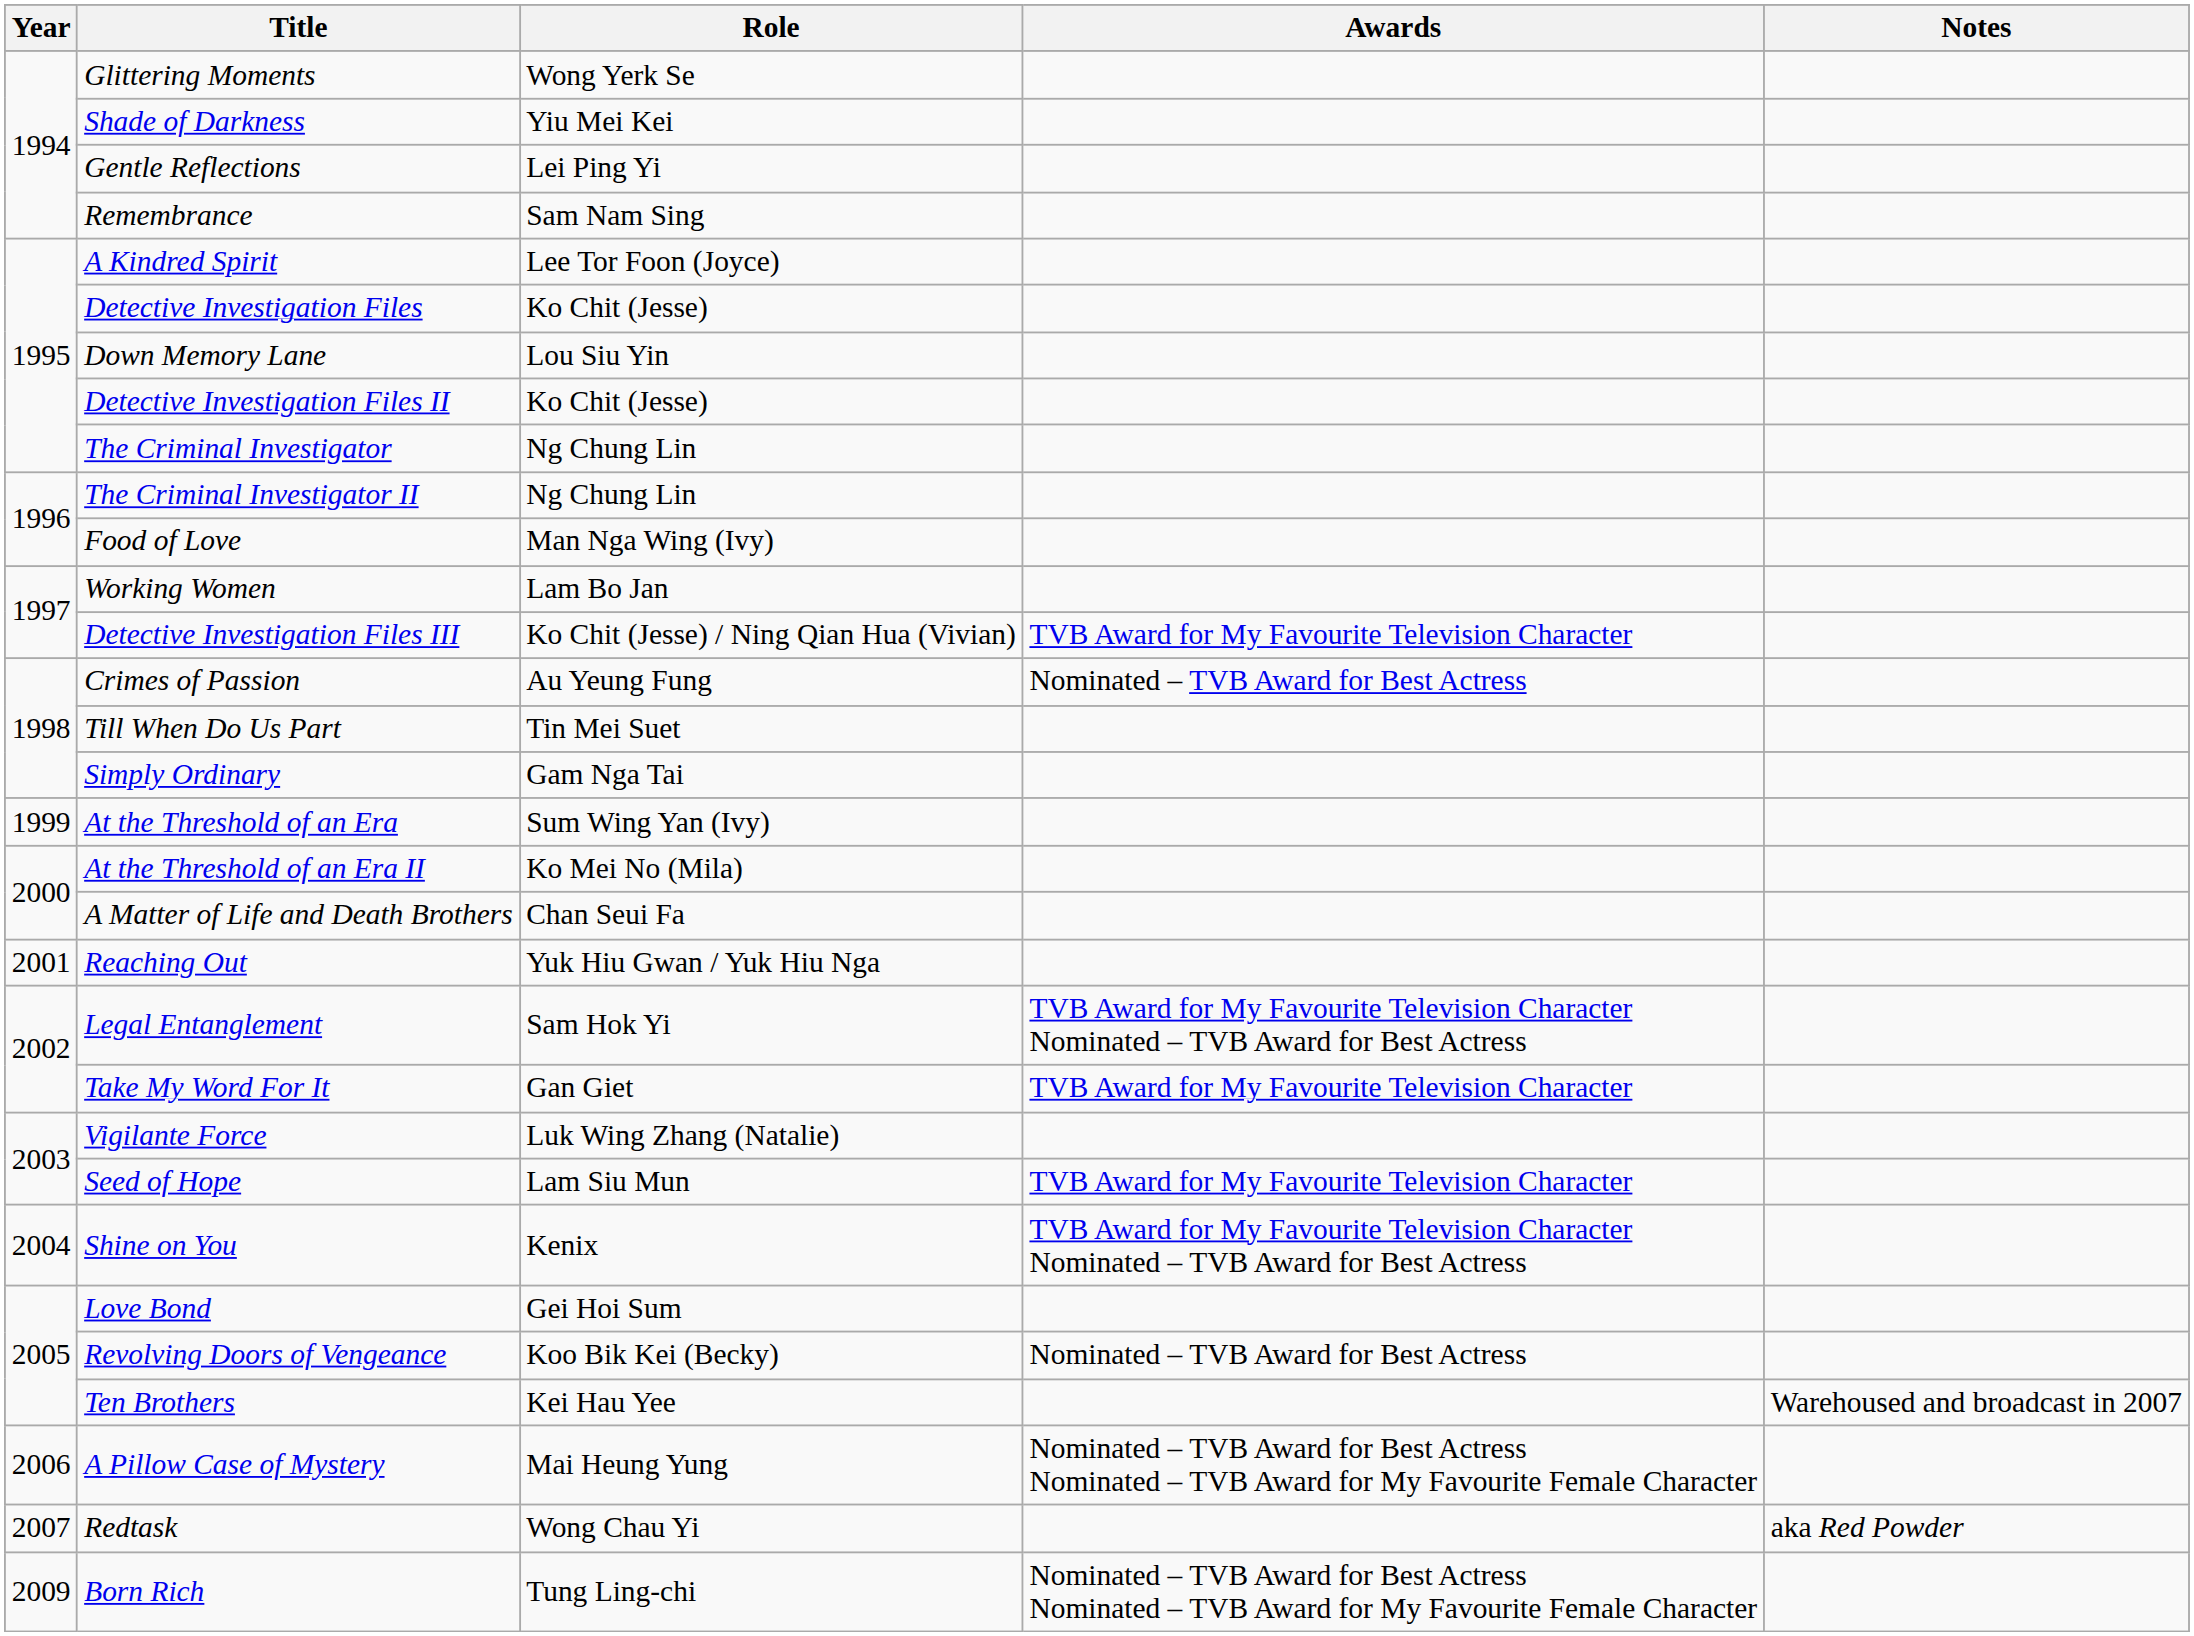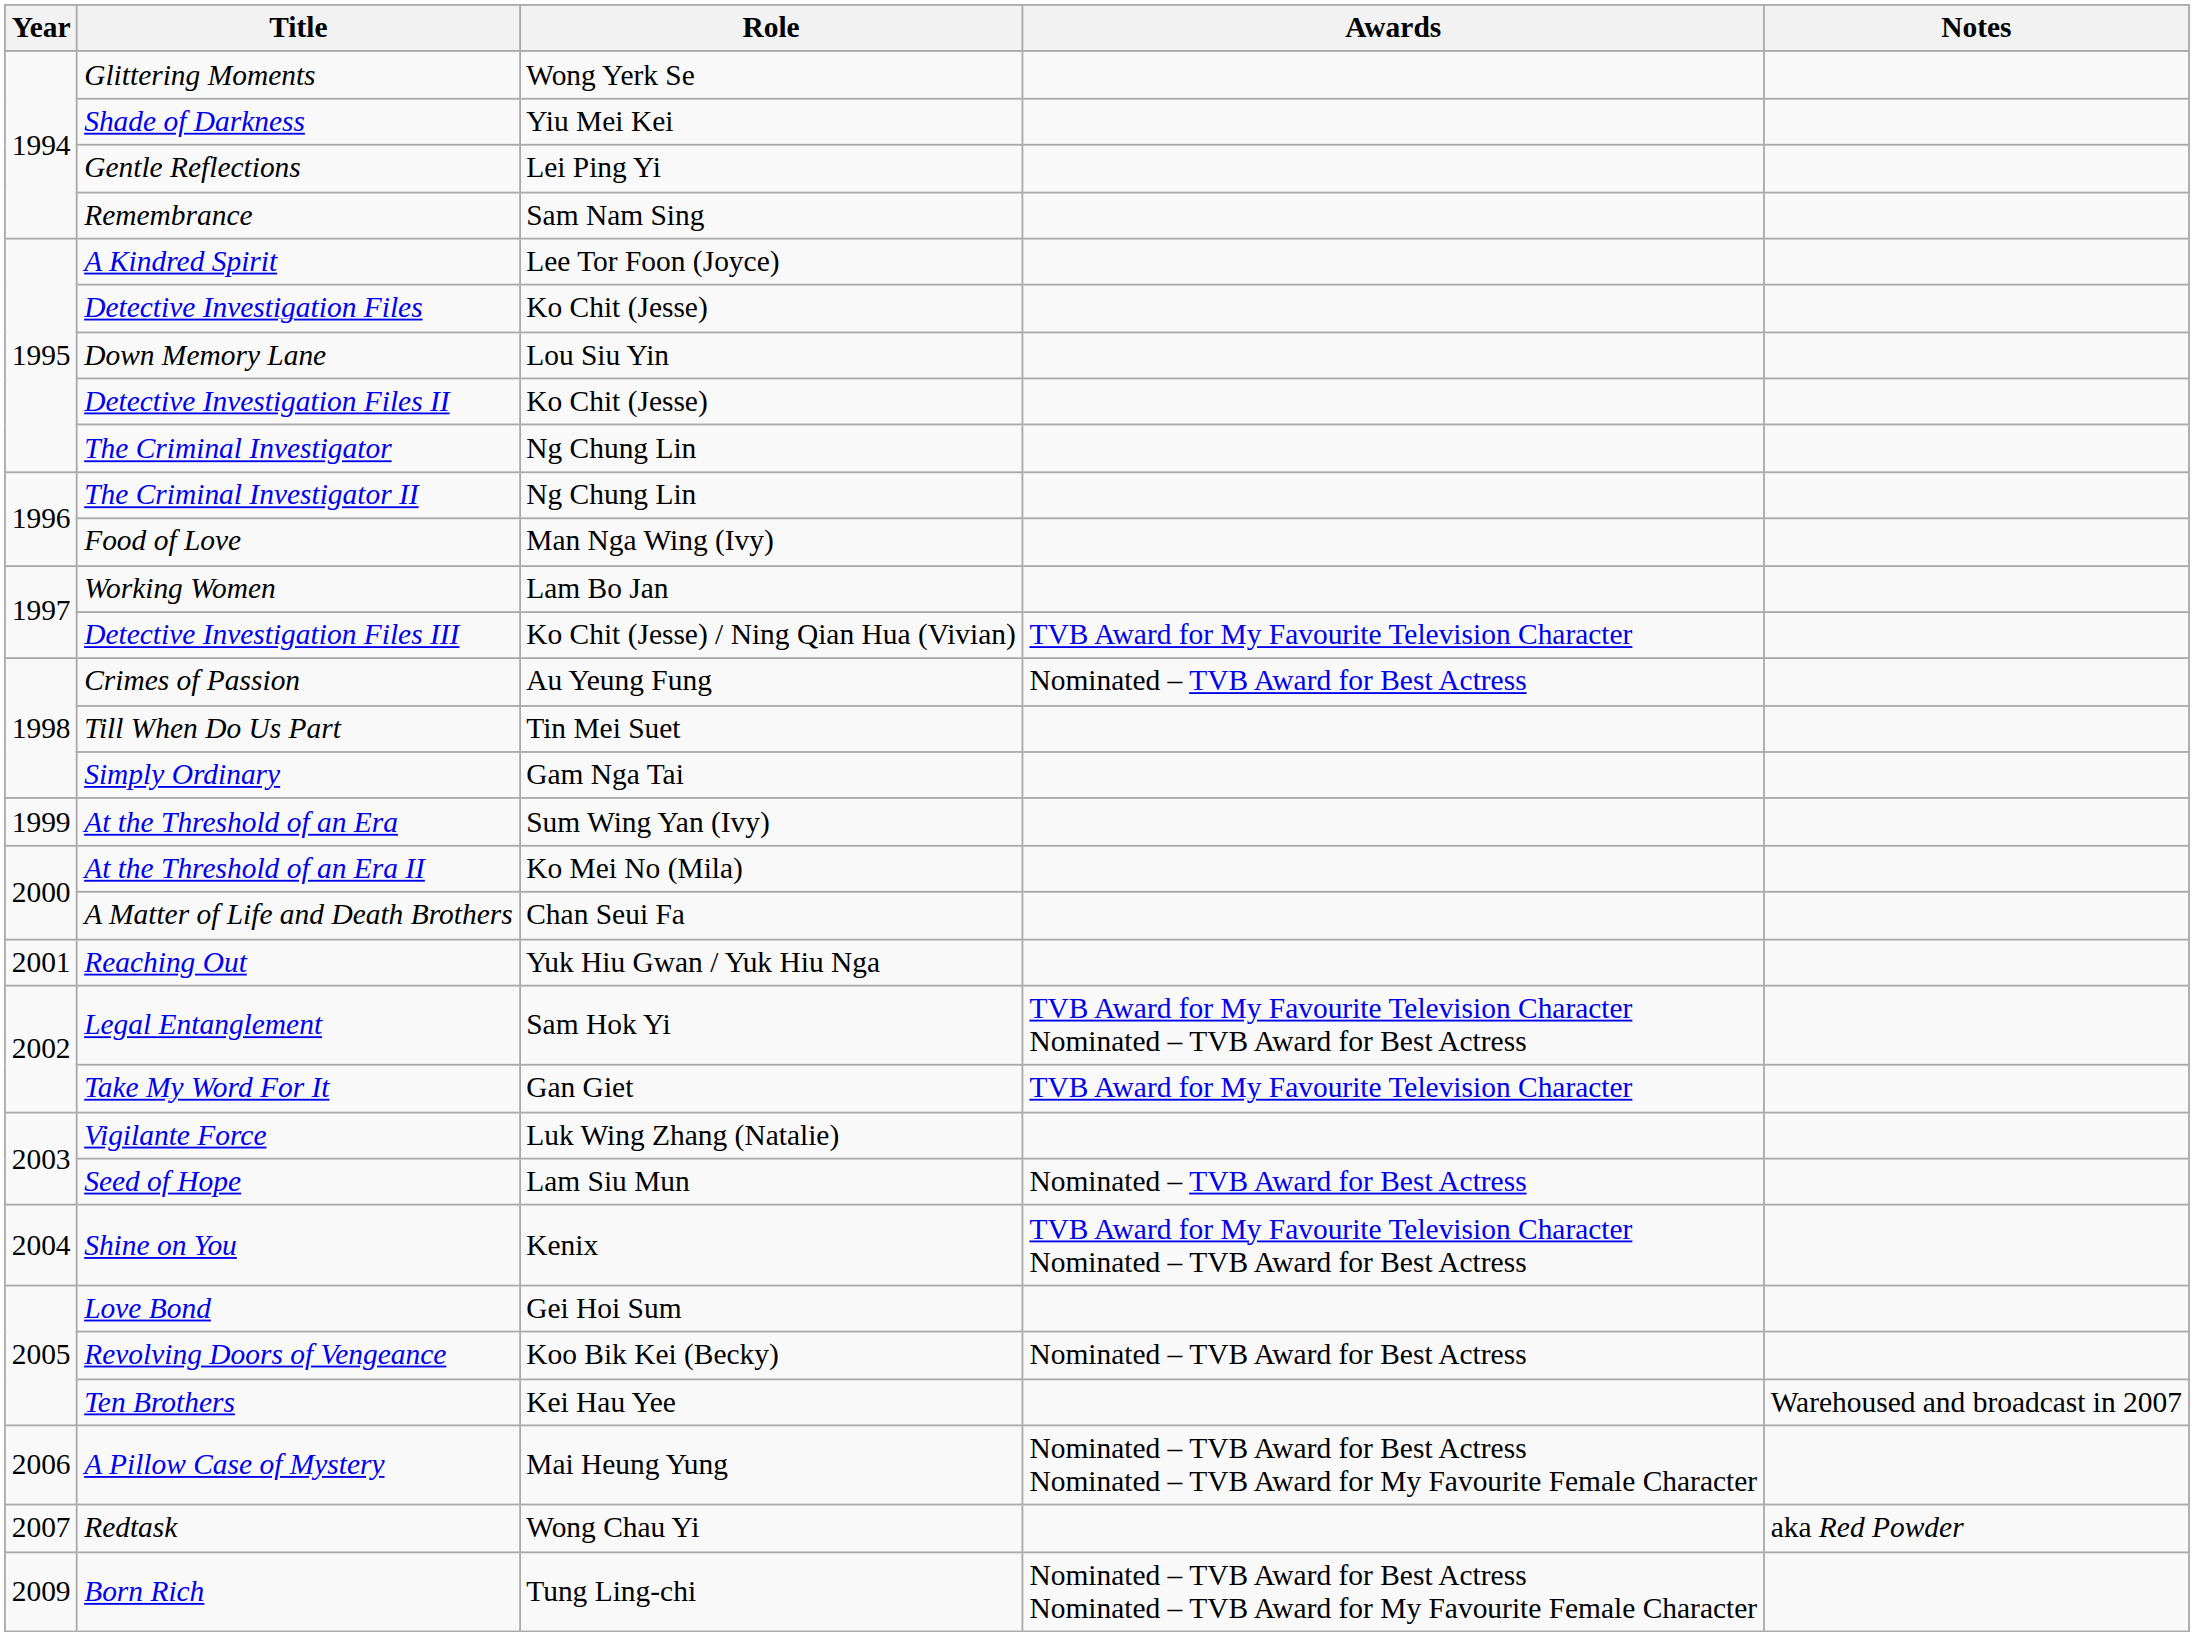(1331, 1181) TVB Award for My Favourite Television Character -> (1278, 1181) Nominated – TVB Award for Best Actress
